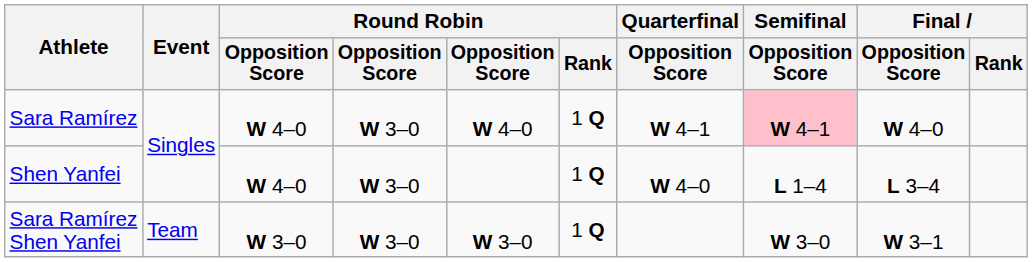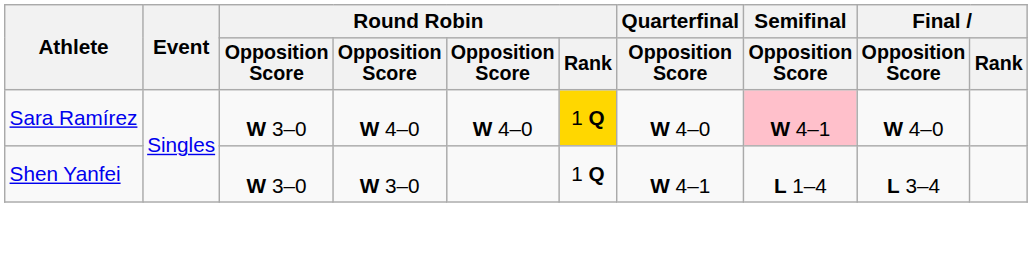(277, 130) W 4–0 -> (277, 130) W 3–0
(390, 130) W 3–0 -> (390, 130) W 4–0
(588, 118) no background -> (588, 118) gold background
(680, 130) W 4–1 -> (680, 130) W 4–0
(277, 186) W 4–0 -> (277, 186) W 3–0
(680, 186) W 4–0 -> (680, 186) W 4–1
- row: (74, 230)
